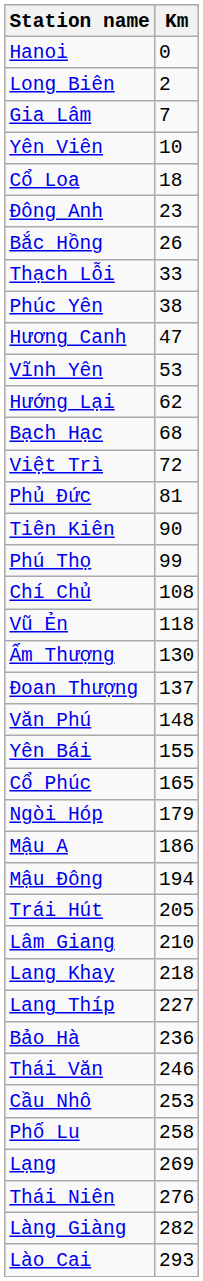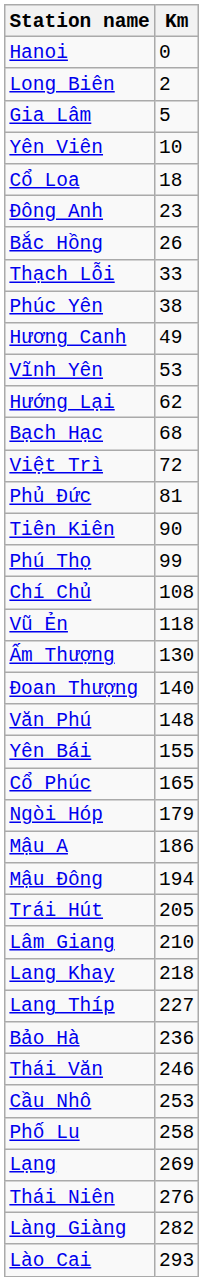(165, 116) 7 -> (165, 116) 5
(171, 338) 47 -> (171, 338) 49
(177, 688) 137 -> (177, 688) 140
